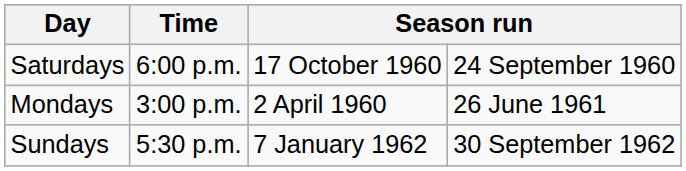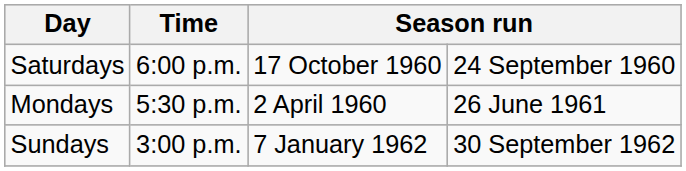(189, 104) 3:00 p.m. -> (189, 104) 5:30 p.m.
(189, 144) 5:30 p.m. -> (189, 144) 3:00 p.m.
